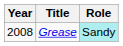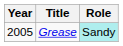(20, 32) 2008 -> (20, 32) 2005
